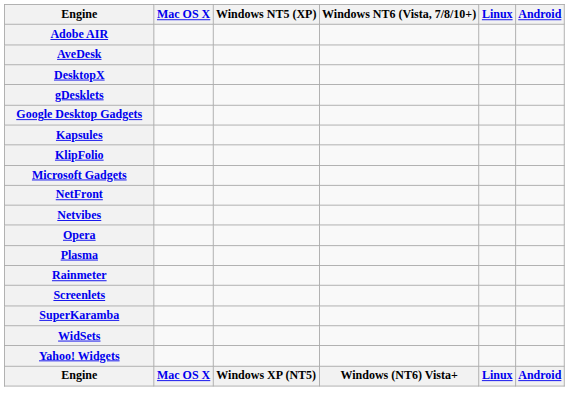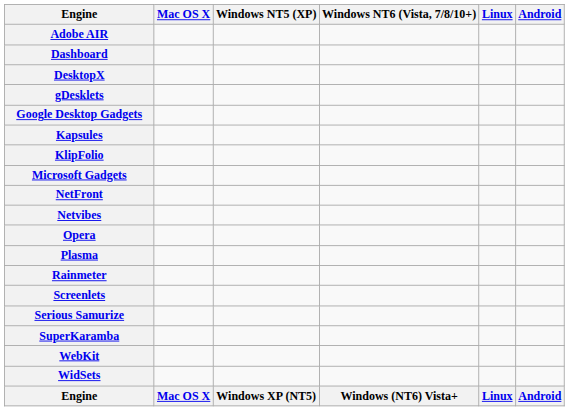- row: (79, 55)
+ row: (79, 55)
+ row: (79, 316)
+ row: (79, 356)
- row: (79, 356)
